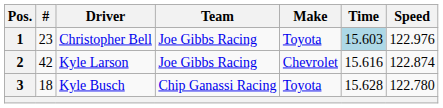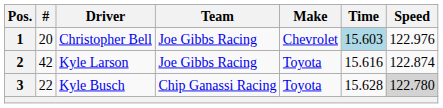(46, 39) 23 -> (46, 39) 20
(302, 39) Toyota -> (310, 39) Chevrolet
(310, 62) Chevrolet -> (302, 62) Toyota
(46, 85) 18 -> (46, 85) 22
(412, 85) no background -> (412, 85) lightgrey background
